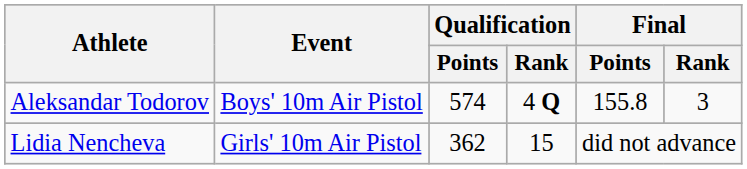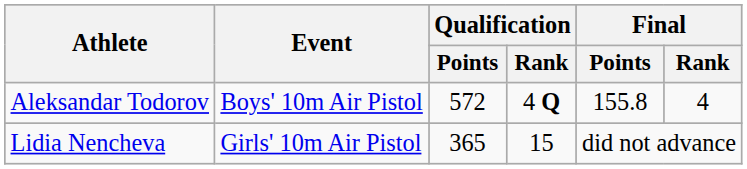(468, 103) 574 -> (468, 103) 572
(703, 103) 3 -> (703, 103) 4
(468, 143) 362 -> (468, 143) 365
